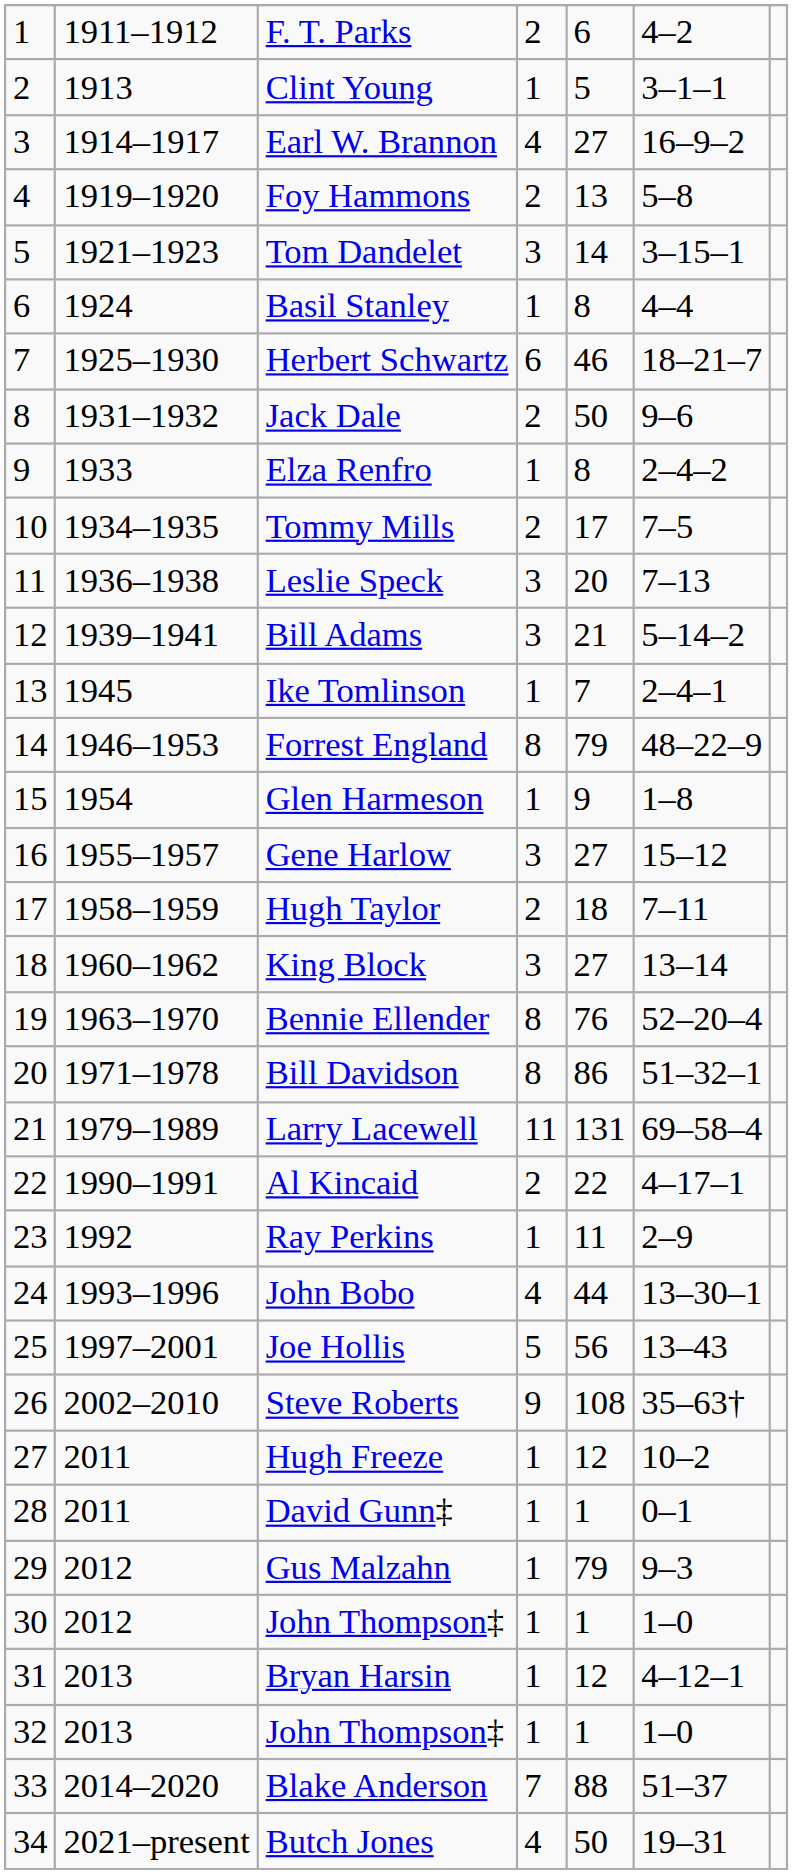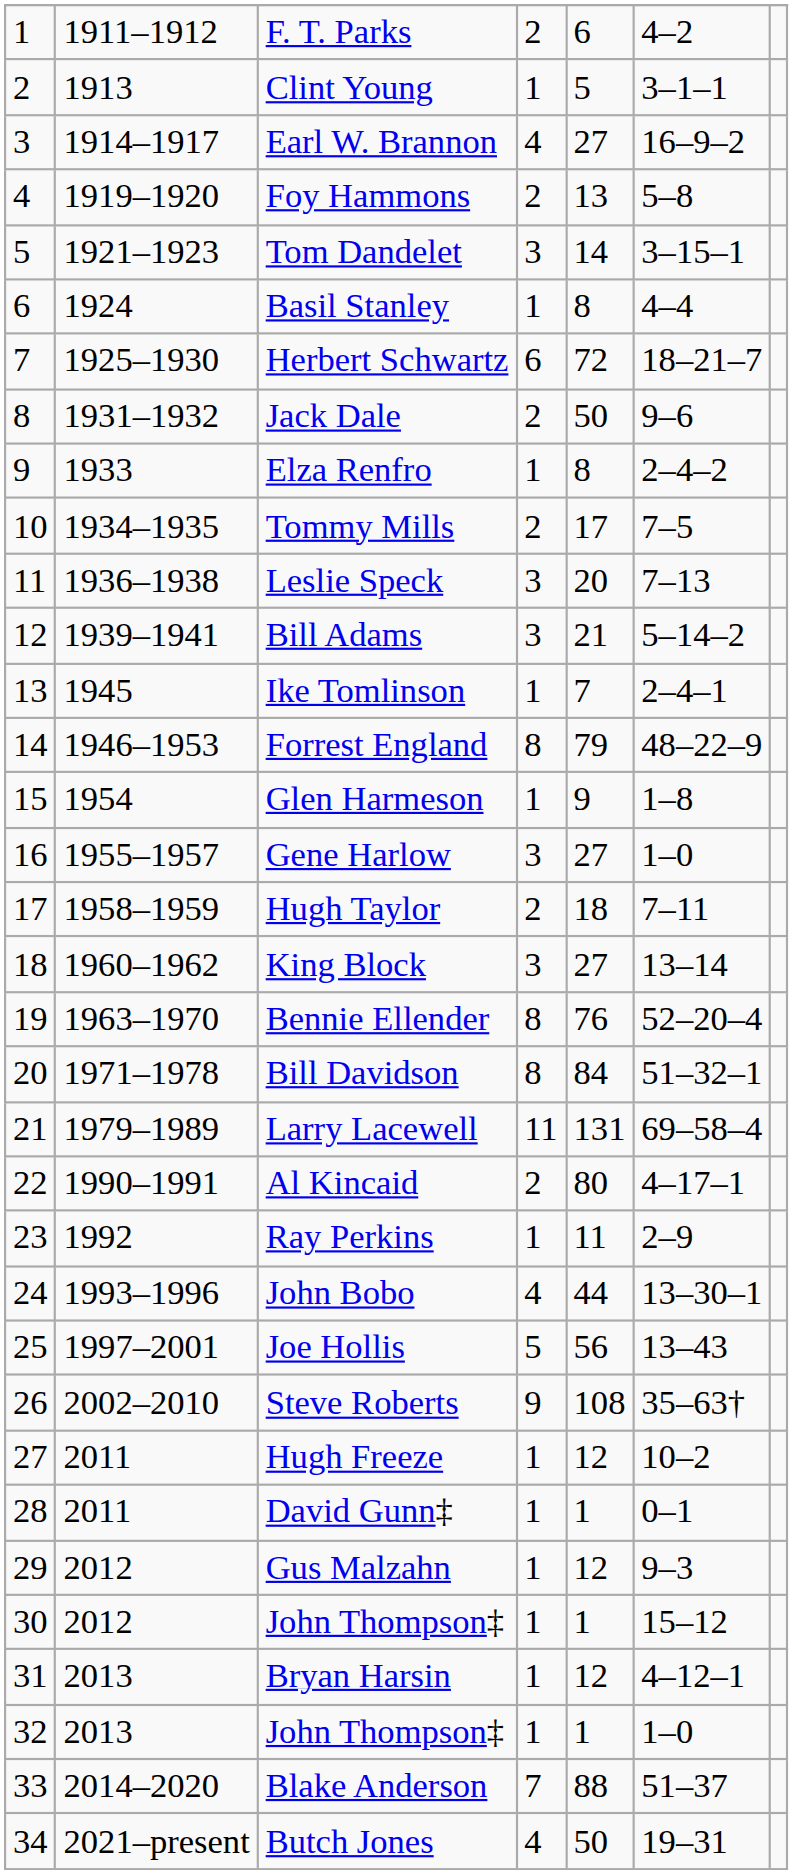(591, 360) 46 -> (591, 360) 72
(685, 854) 15–12 -> (667, 854) 1–0
(591, 1073) 86 -> (591, 1073) 84
(591, 1182) 22 -> (591, 1182) 80
(591, 1566) 79 -> (591, 1566) 12
(667, 1621) 1–0 -> (685, 1621) 15–12
